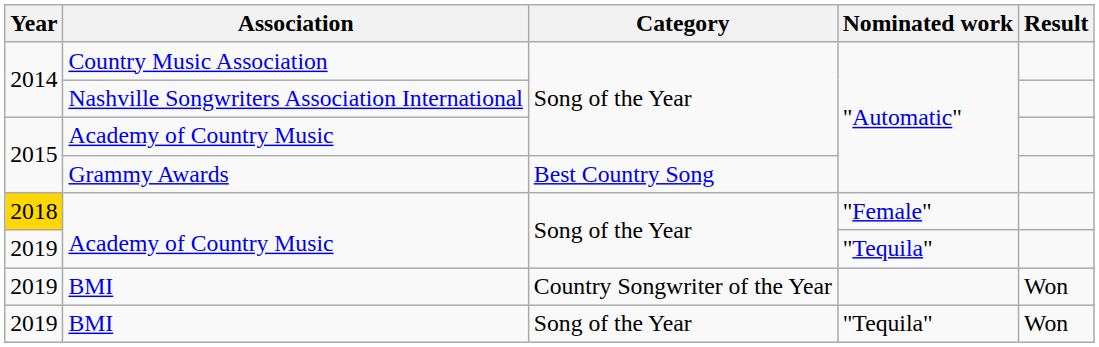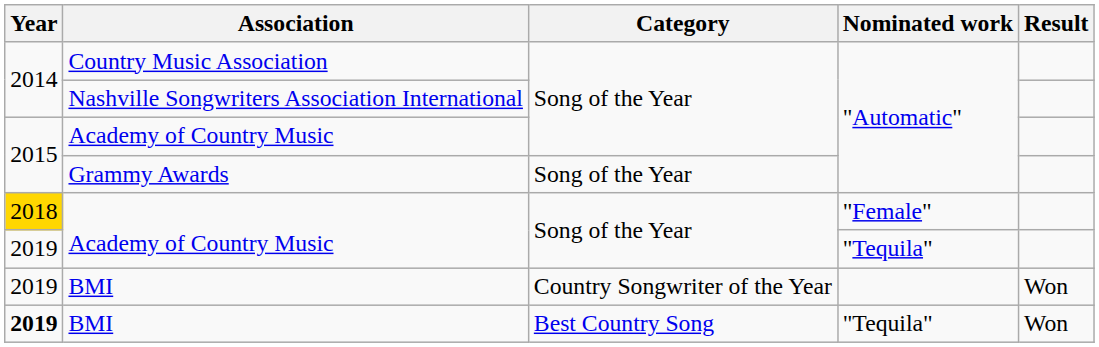(624, 173) Best Country Song -> (613, 173) Song of the Year
(34, 323) normal -> (34, 323) bold
(613, 323) Song of the Year -> (624, 323) Best Country Song
